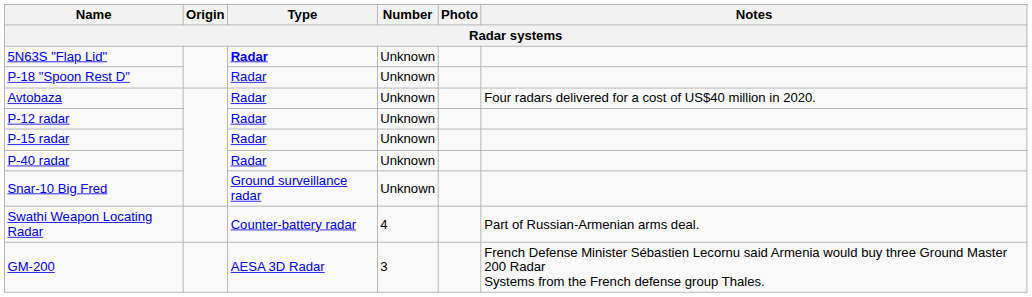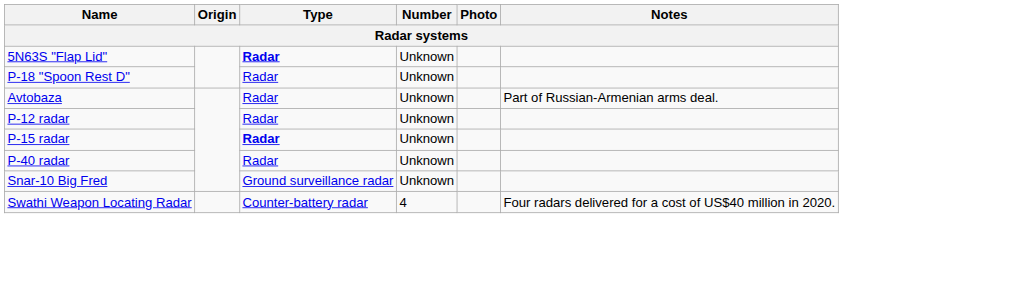(650, 98) Four radars delivered for a cost of US$40 million in 2020. -> (611, 98) Part of Russian-Armenian arms deal.
(249, 139) normal -> (261, 139) bold
(592, 224) Part of Russian-Armenian arms deal. -> (669, 202) Four radars delivered for a cost of US$40 million in 2020.
- row: (31, 267)
